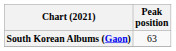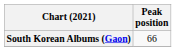(152, 38) 63 -> (152, 38) 66
